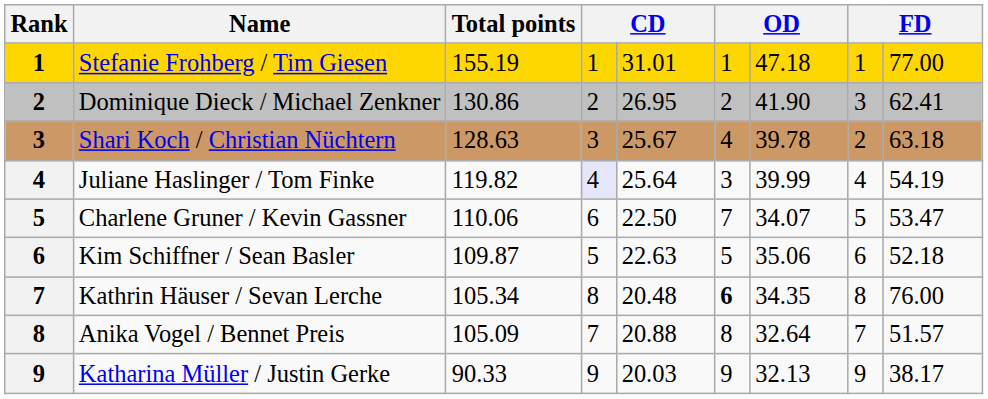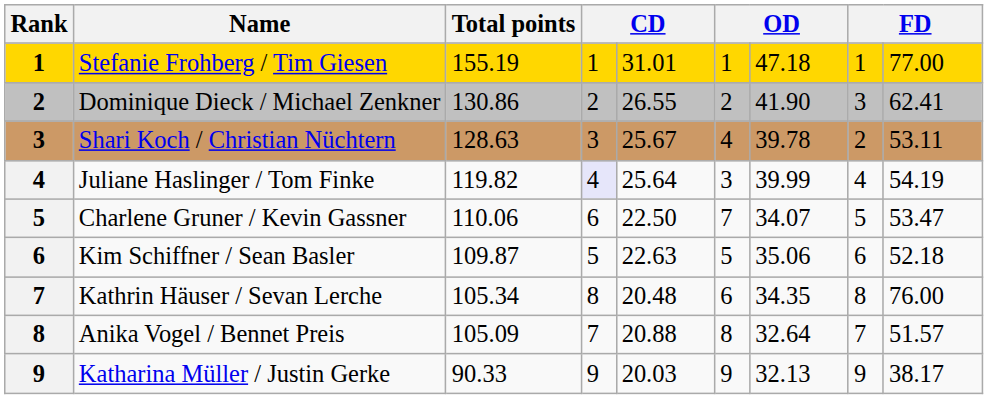(649, 101) 26.95 -> (649, 101) 26.55
(917, 140) 63.18 -> (916, 140) 53.11
(726, 295) bold -> (726, 295) normal
